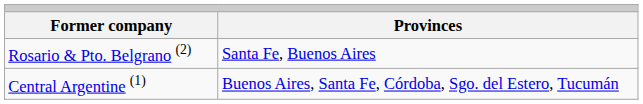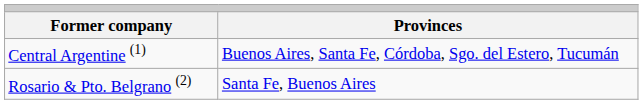rows swapped: (77, 84) <-> (100, 53)
